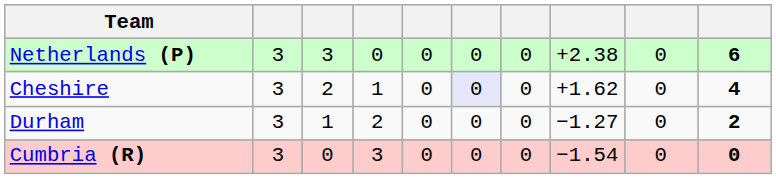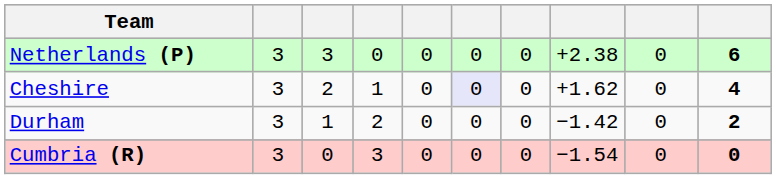(587, 123) −1.27 -> (587, 123) −1.42
